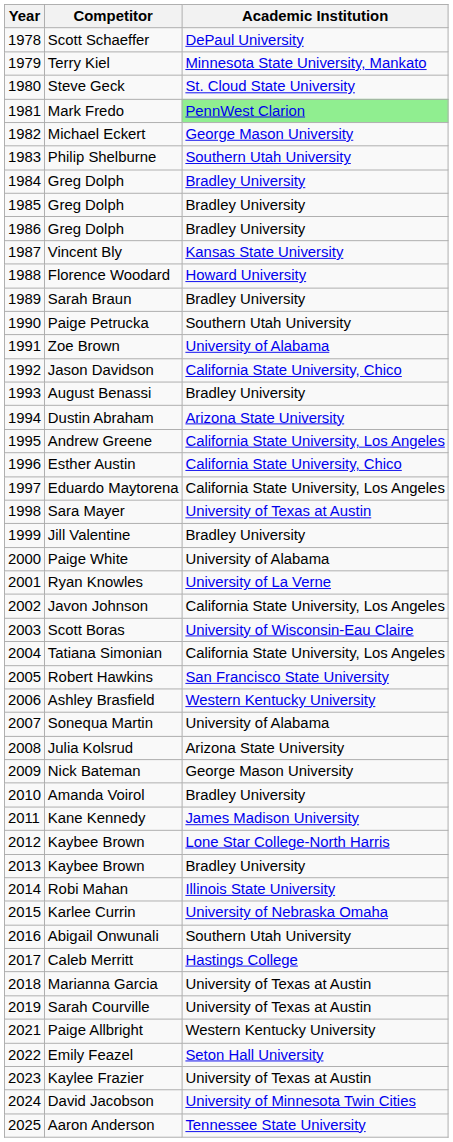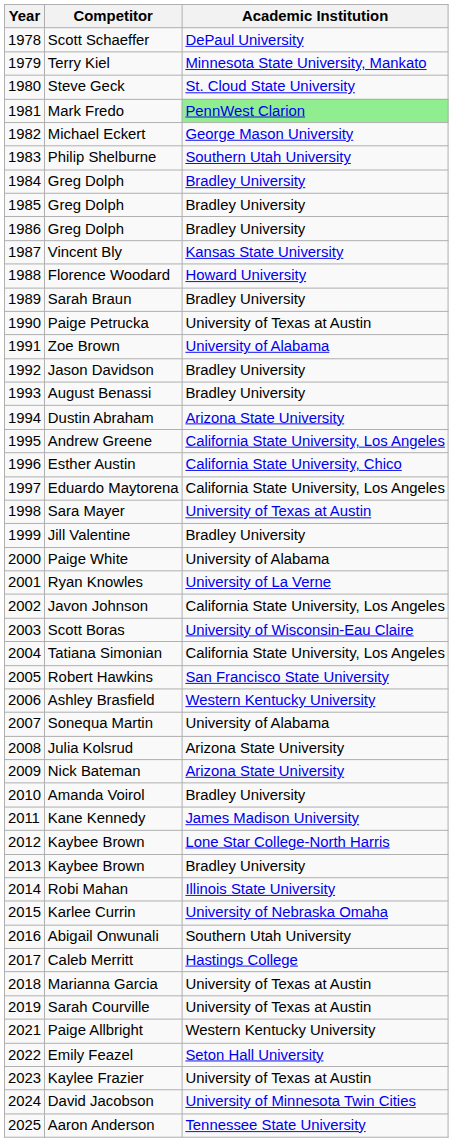(268, 323) Southern Utah University -> (278, 323) University of Texas at Austin
(294, 370) California State University, Chico -> (245, 370) Bradley University
(269, 771) George Mason University -> (265, 771) Arizona State University
